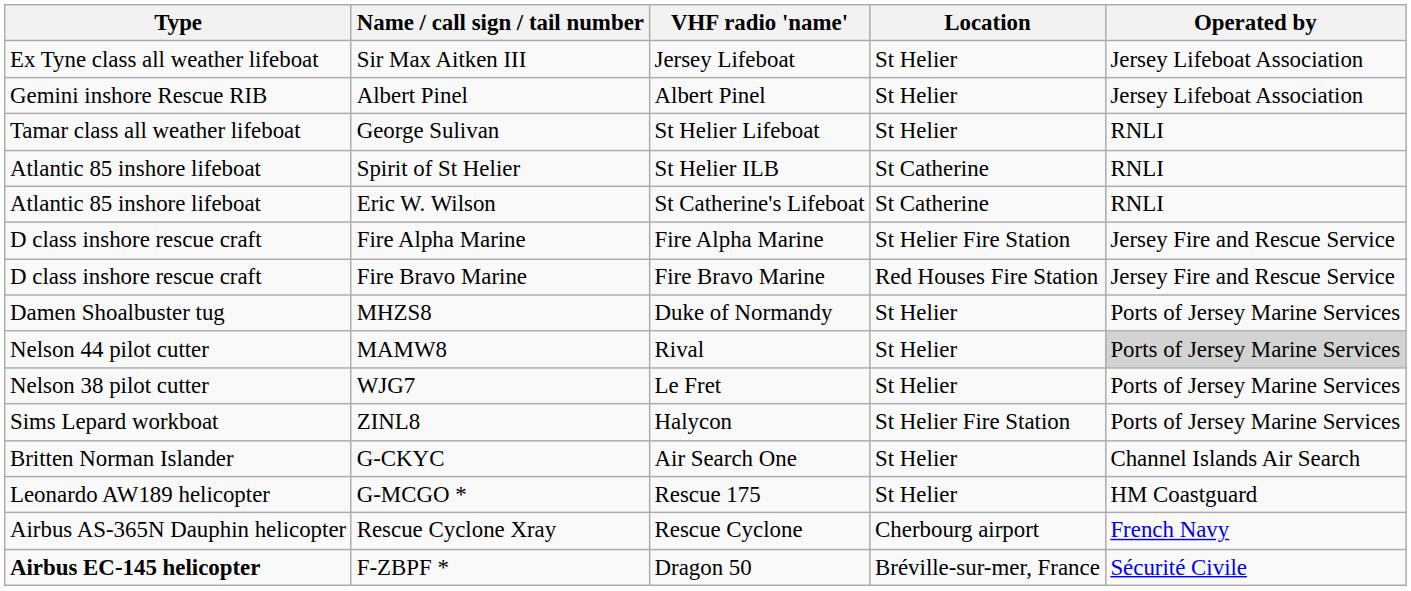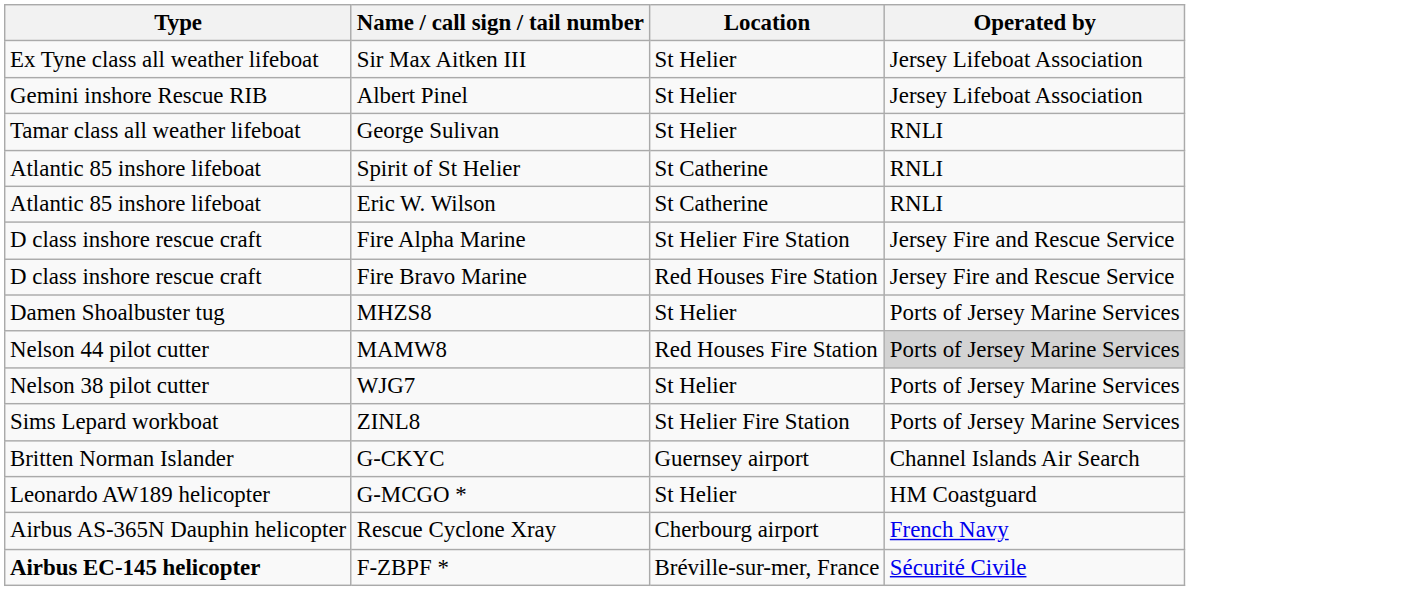- column: (760, 22)
(916, 349) St Helier -> (766, 349) Red Houses Fire Station
(916, 458) St Helier -> (732, 458) Guernsey airport
